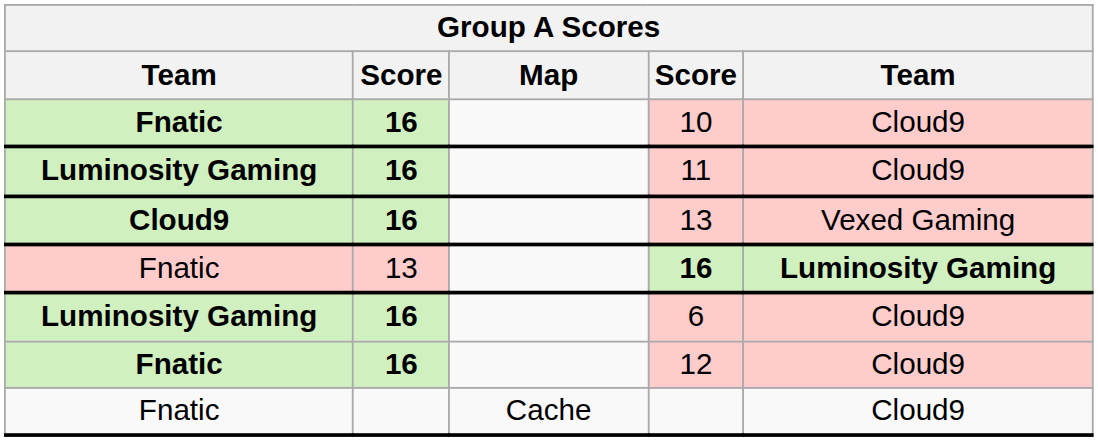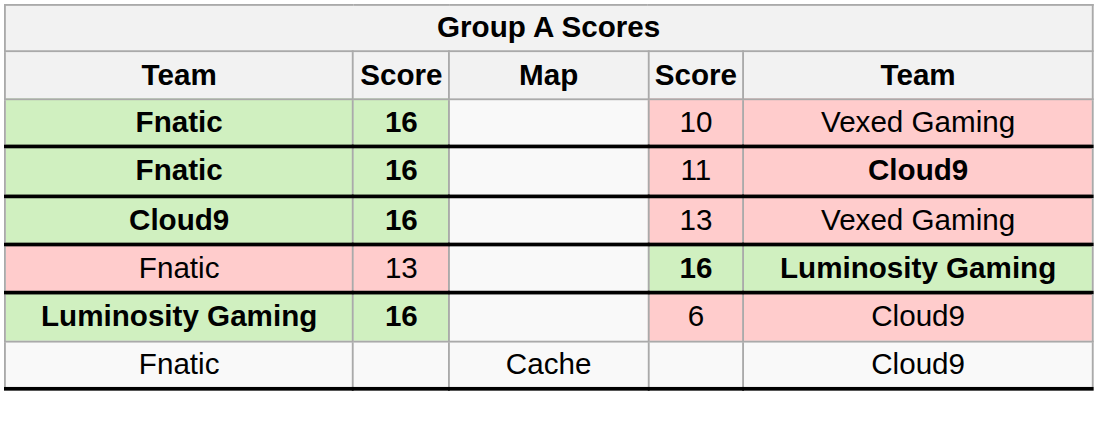(918, 121) Cloud9 -> (918, 121) Vexed Gaming
(179, 170) Luminosity Gaming -> (179, 170) Fnatic
(918, 170) normal -> (918, 170) bold
- row: (696, 363)
